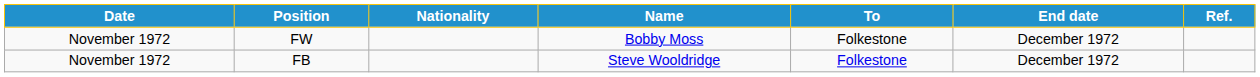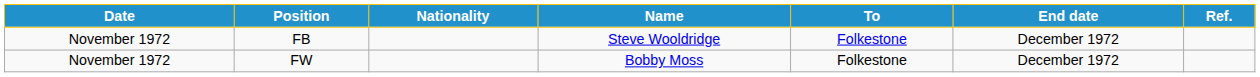rows swapped: (301, 61) <-> (301, 39)
